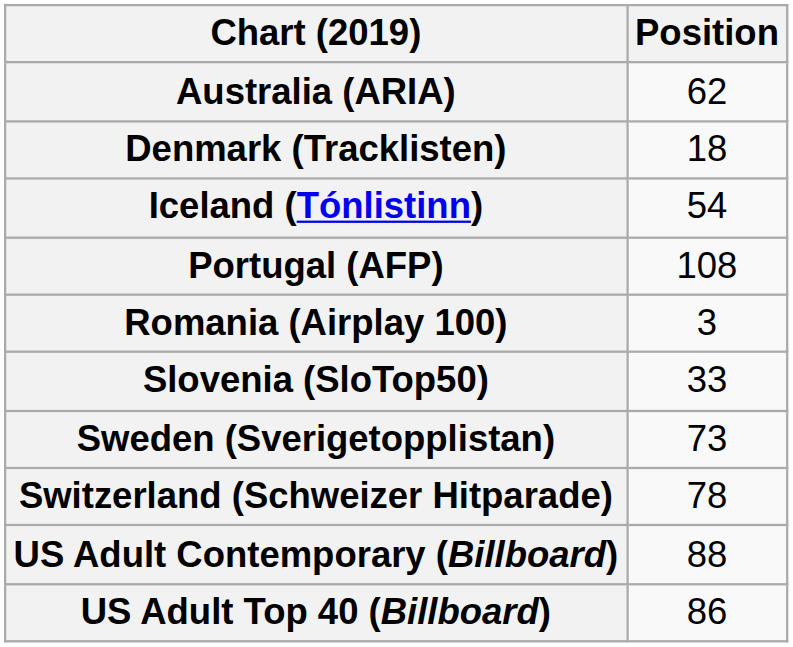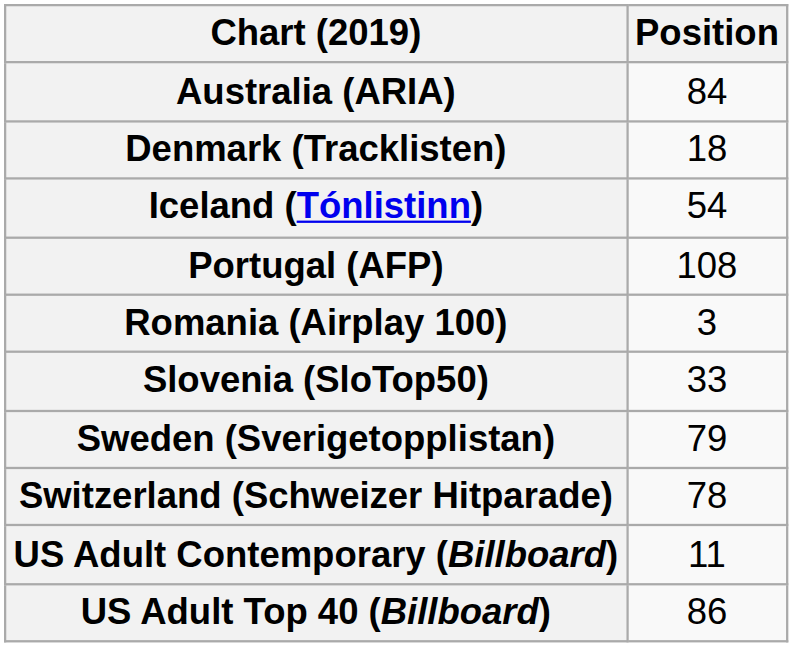(707, 91) 62 -> (707, 91) 84
(707, 438) 73 -> (707, 438) 79
(707, 554) 88 -> (707, 554) 11
